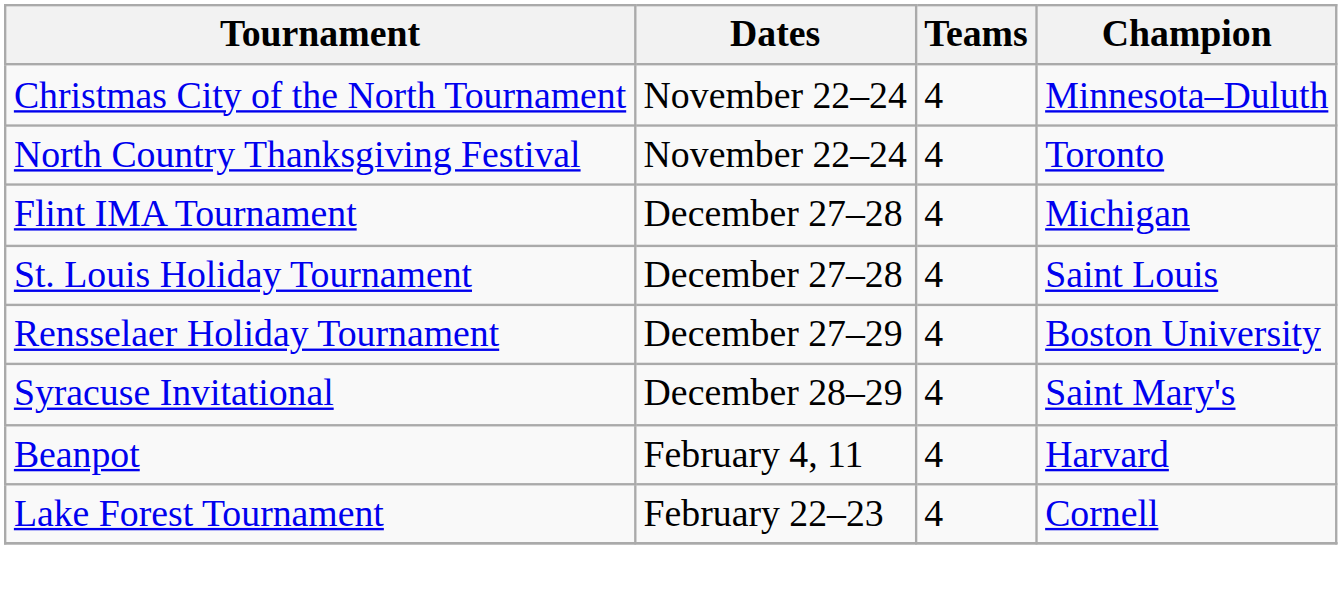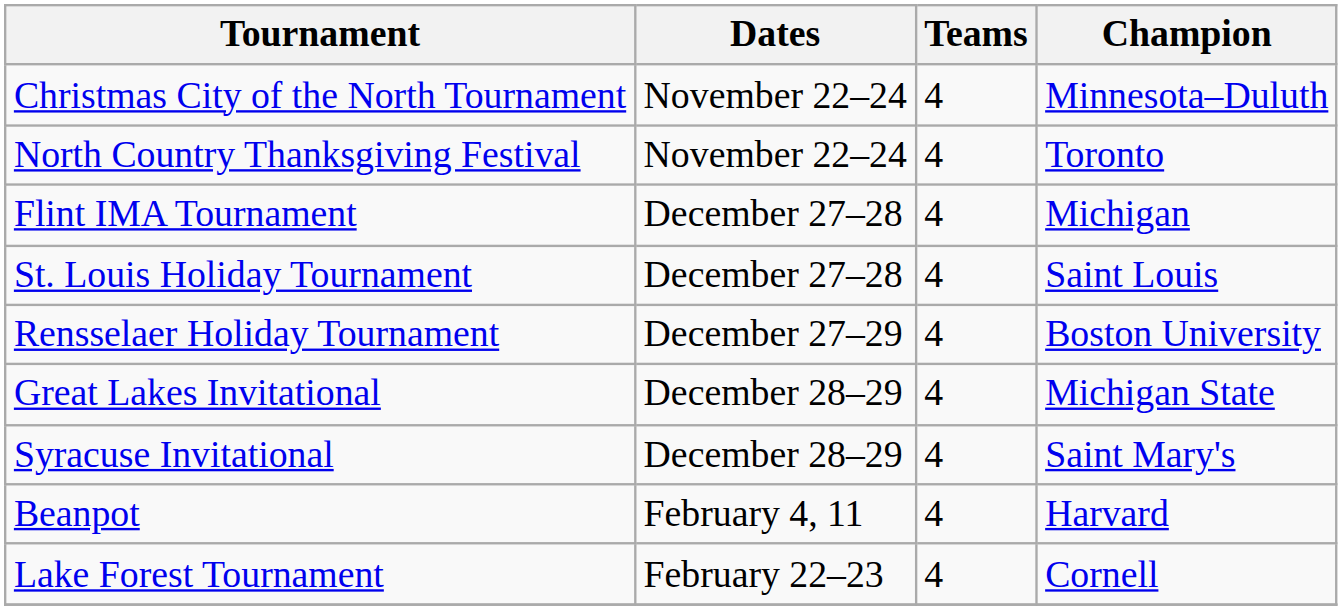+ row: (197, 393)
